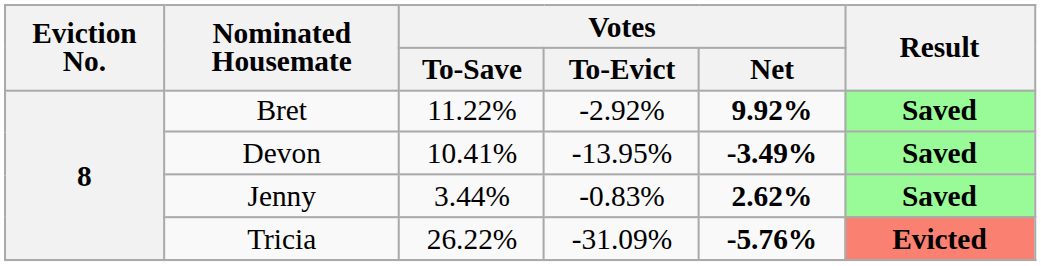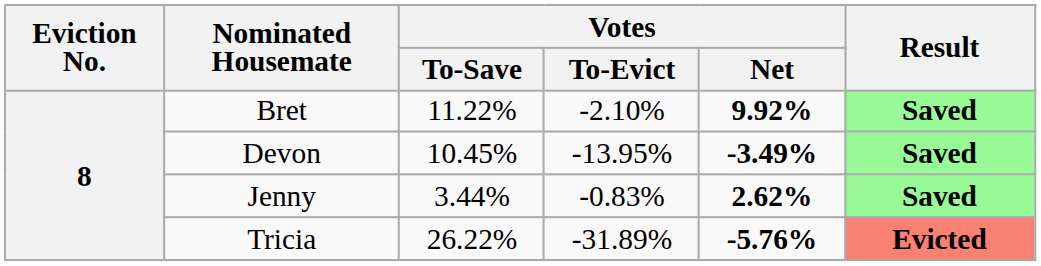(622, 111) -2.92% -> (622, 111) -2.10%
(472, 154) 10.41% -> (472, 154) 10.45%
(622, 238) -31.09% -> (622, 238) -31.89%
